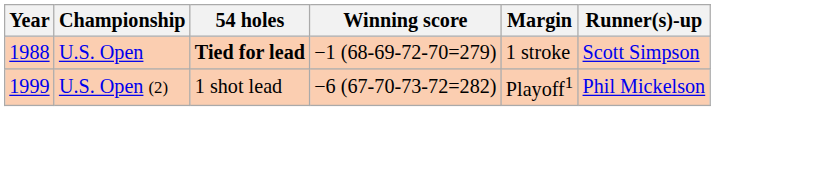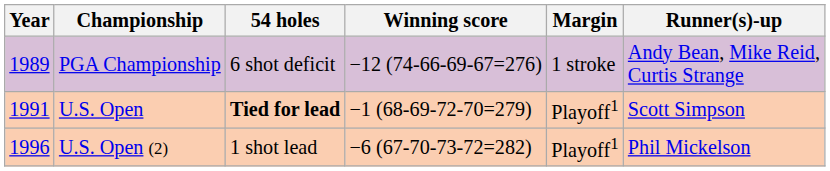+ row: (140, 63)
(29, 52) 1988 -> (29, 109) 1991
(538, 52) 1 stroke -> (585, 109) Playoff1
(29, 87) 1999 -> (29, 147) 1996
